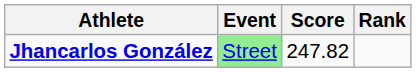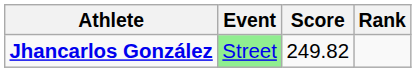(318, 52) 247.82 -> (318, 52) 249.82
